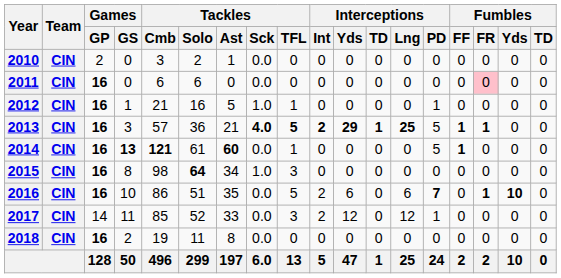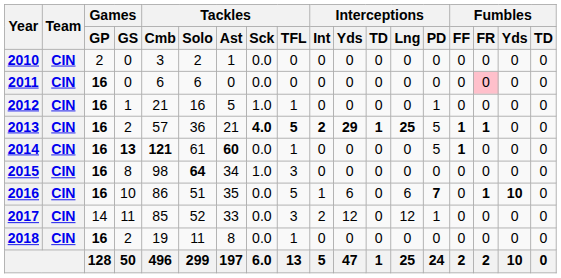(128, 127) 3 -> (128, 127) 2
(322, 194) 2 -> (322, 194) 1
(294, 238) 0 -> (294, 238) 1
